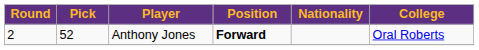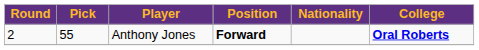(67, 34) 52 -> (67, 34) 55
(408, 34) normal -> (411, 34) bold
